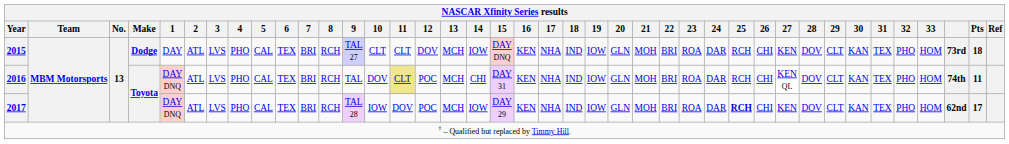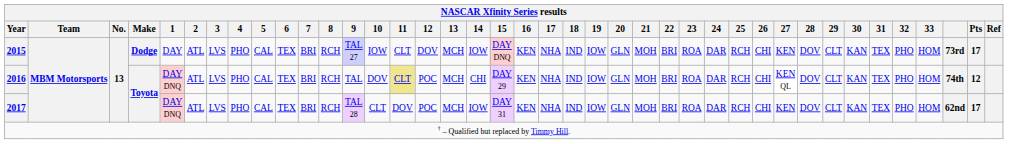(377, 51) CLT -> (377, 51) IOW
(977, 51) 18 -> (976, 51) 17
(502, 79) DAY 31 -> (502, 79) DAY 29
(977, 79) 11 -> (976, 79) 12
(377, 108) IOW -> (377, 108) CLT
(502, 107) DAY 29 -> (502, 107) DAY 31
(741, 108) bold -> (741, 108) normal
